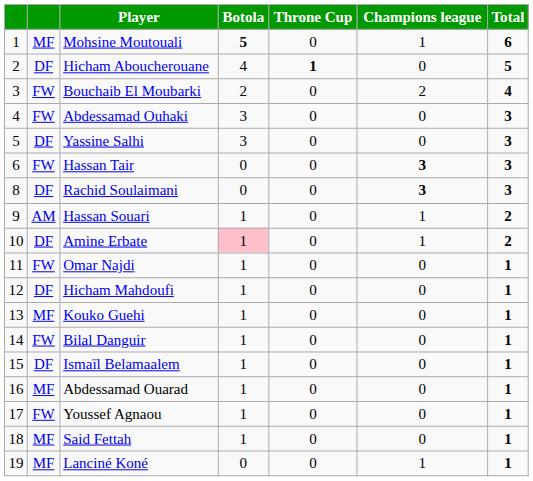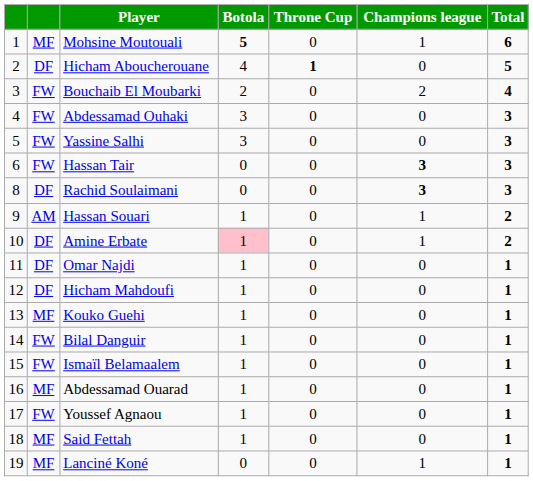(44, 141) DF -> (44, 141) FW
(44, 265) FW -> (44, 265) DF
(44, 364) DF -> (44, 364) FW
